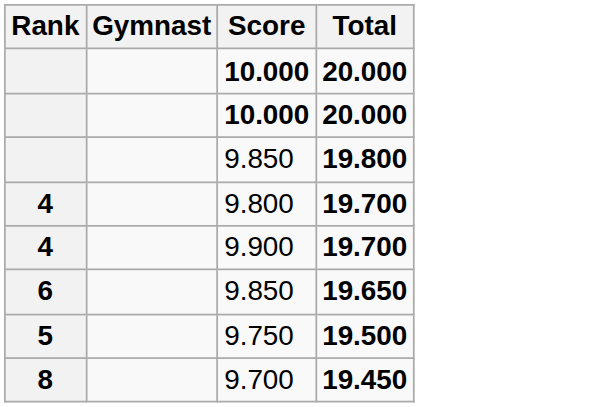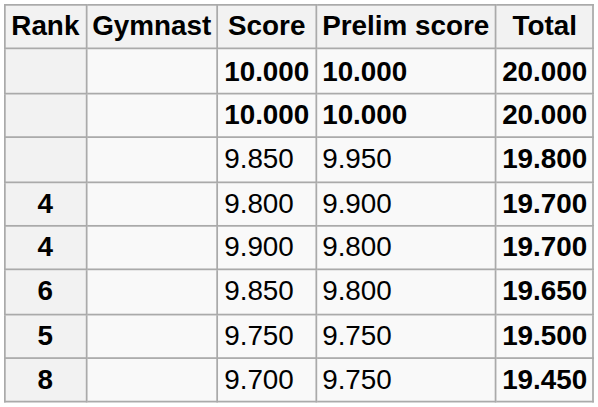+ column: (406, 26)
